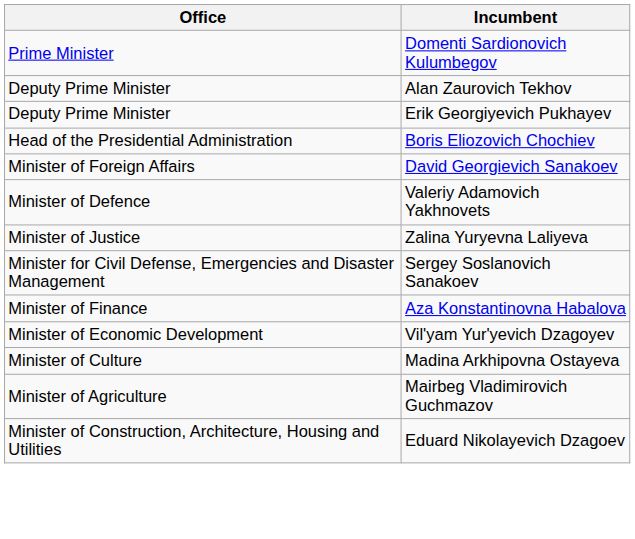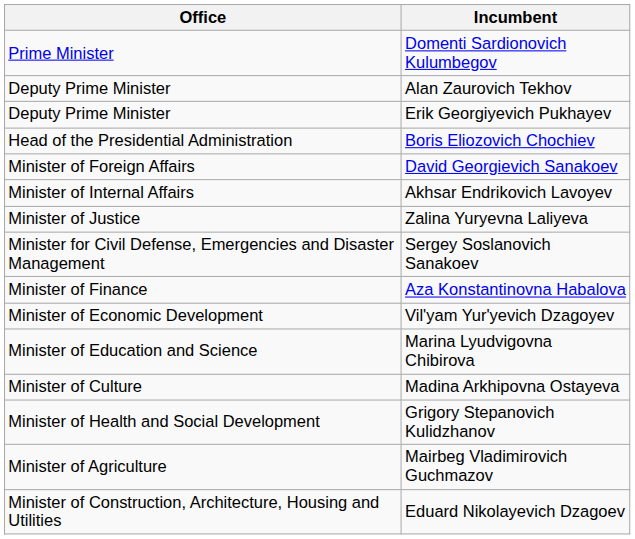- row: (472, 202)
+ row: (509, 192)
+ row: (479, 351)
+ row: (480, 422)
